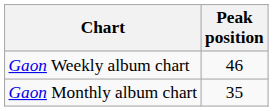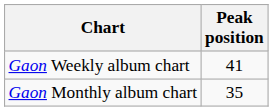(234, 65) 46 -> (234, 65) 41
